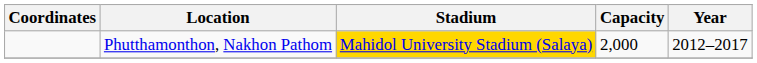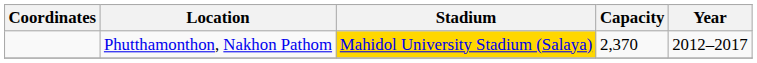(619, 44) 2,000 -> (619, 44) 2,370
